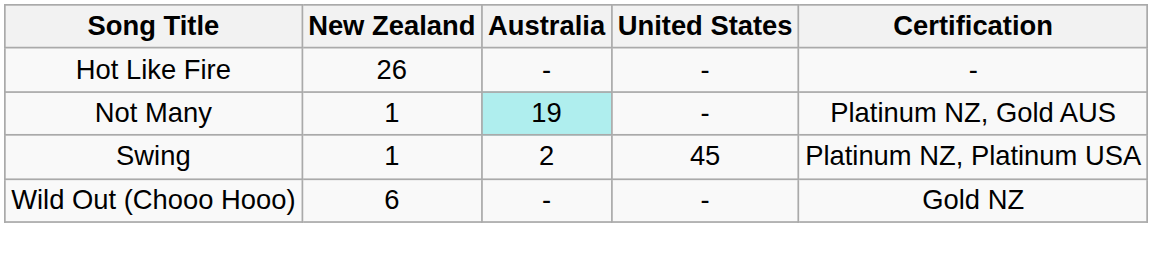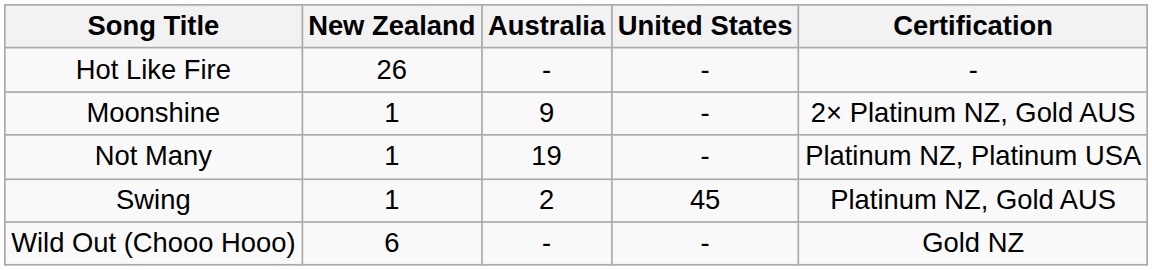+ row: (153, 112)
(547, 112) paleturquoise background -> (547, 156) no background
(973, 112) Platinum NZ, Gold AUS -> (973, 156) Platinum NZ, Platinum USA
(973, 156) Platinum NZ, Platinum USA -> (973, 199) Platinum NZ, Gold AUS
